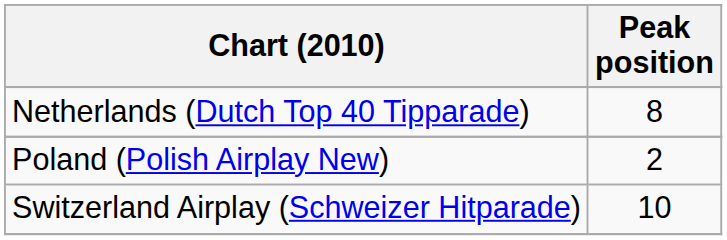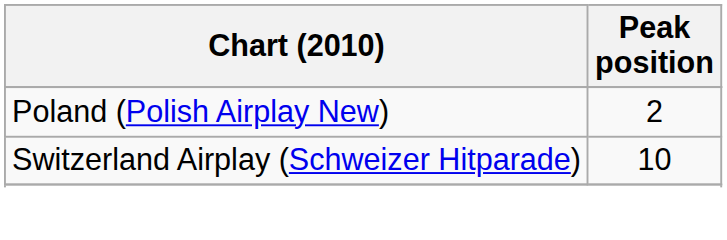- row: (271, 111)
